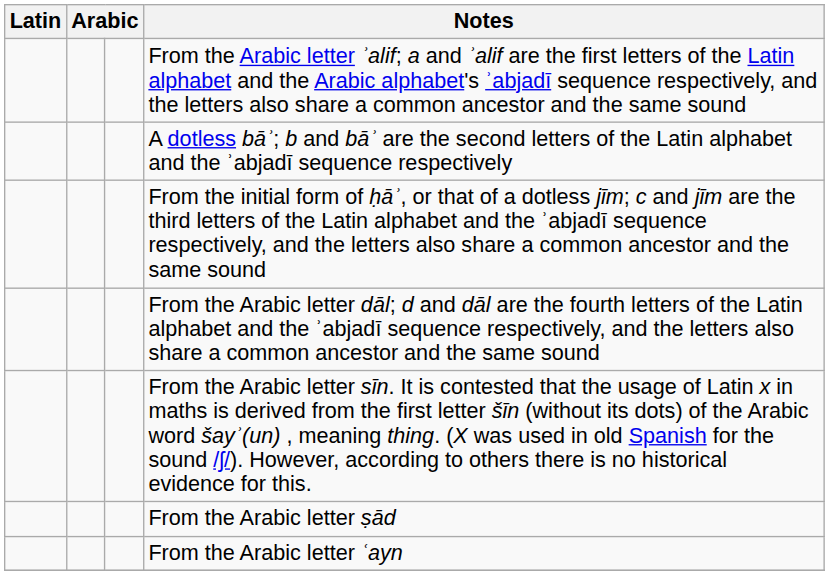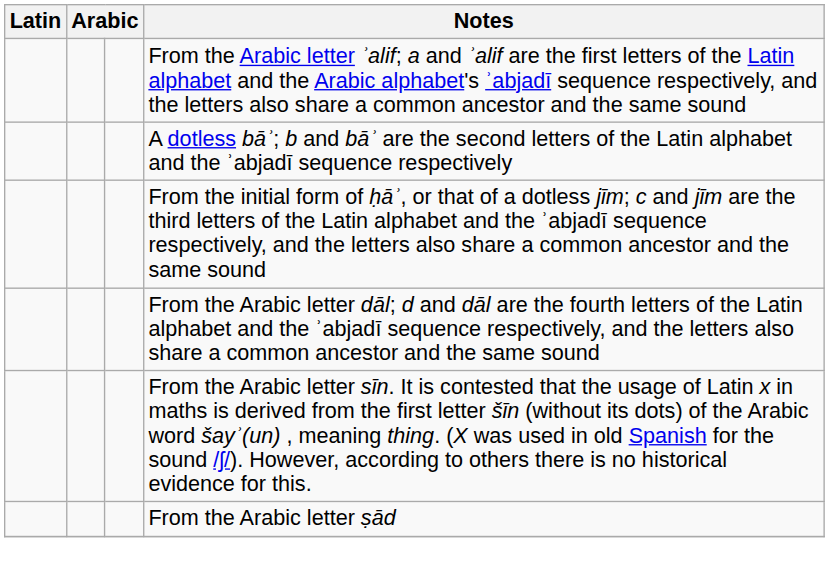- row: (276, 553)
